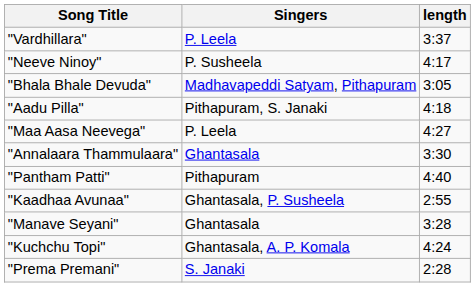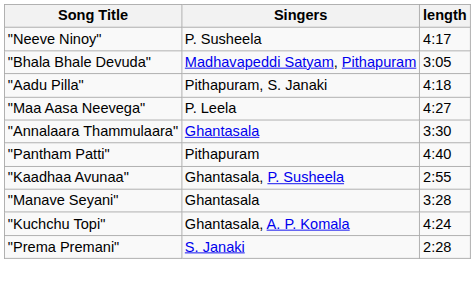- row: (47, 39)
